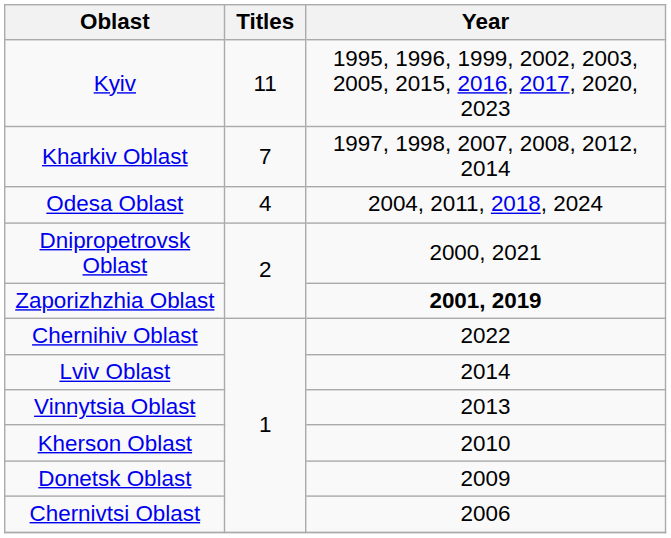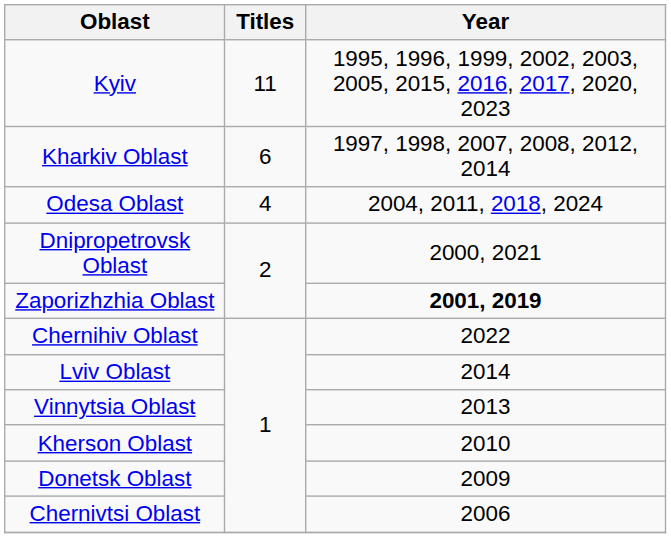(265, 156) 7 -> (265, 156) 6
